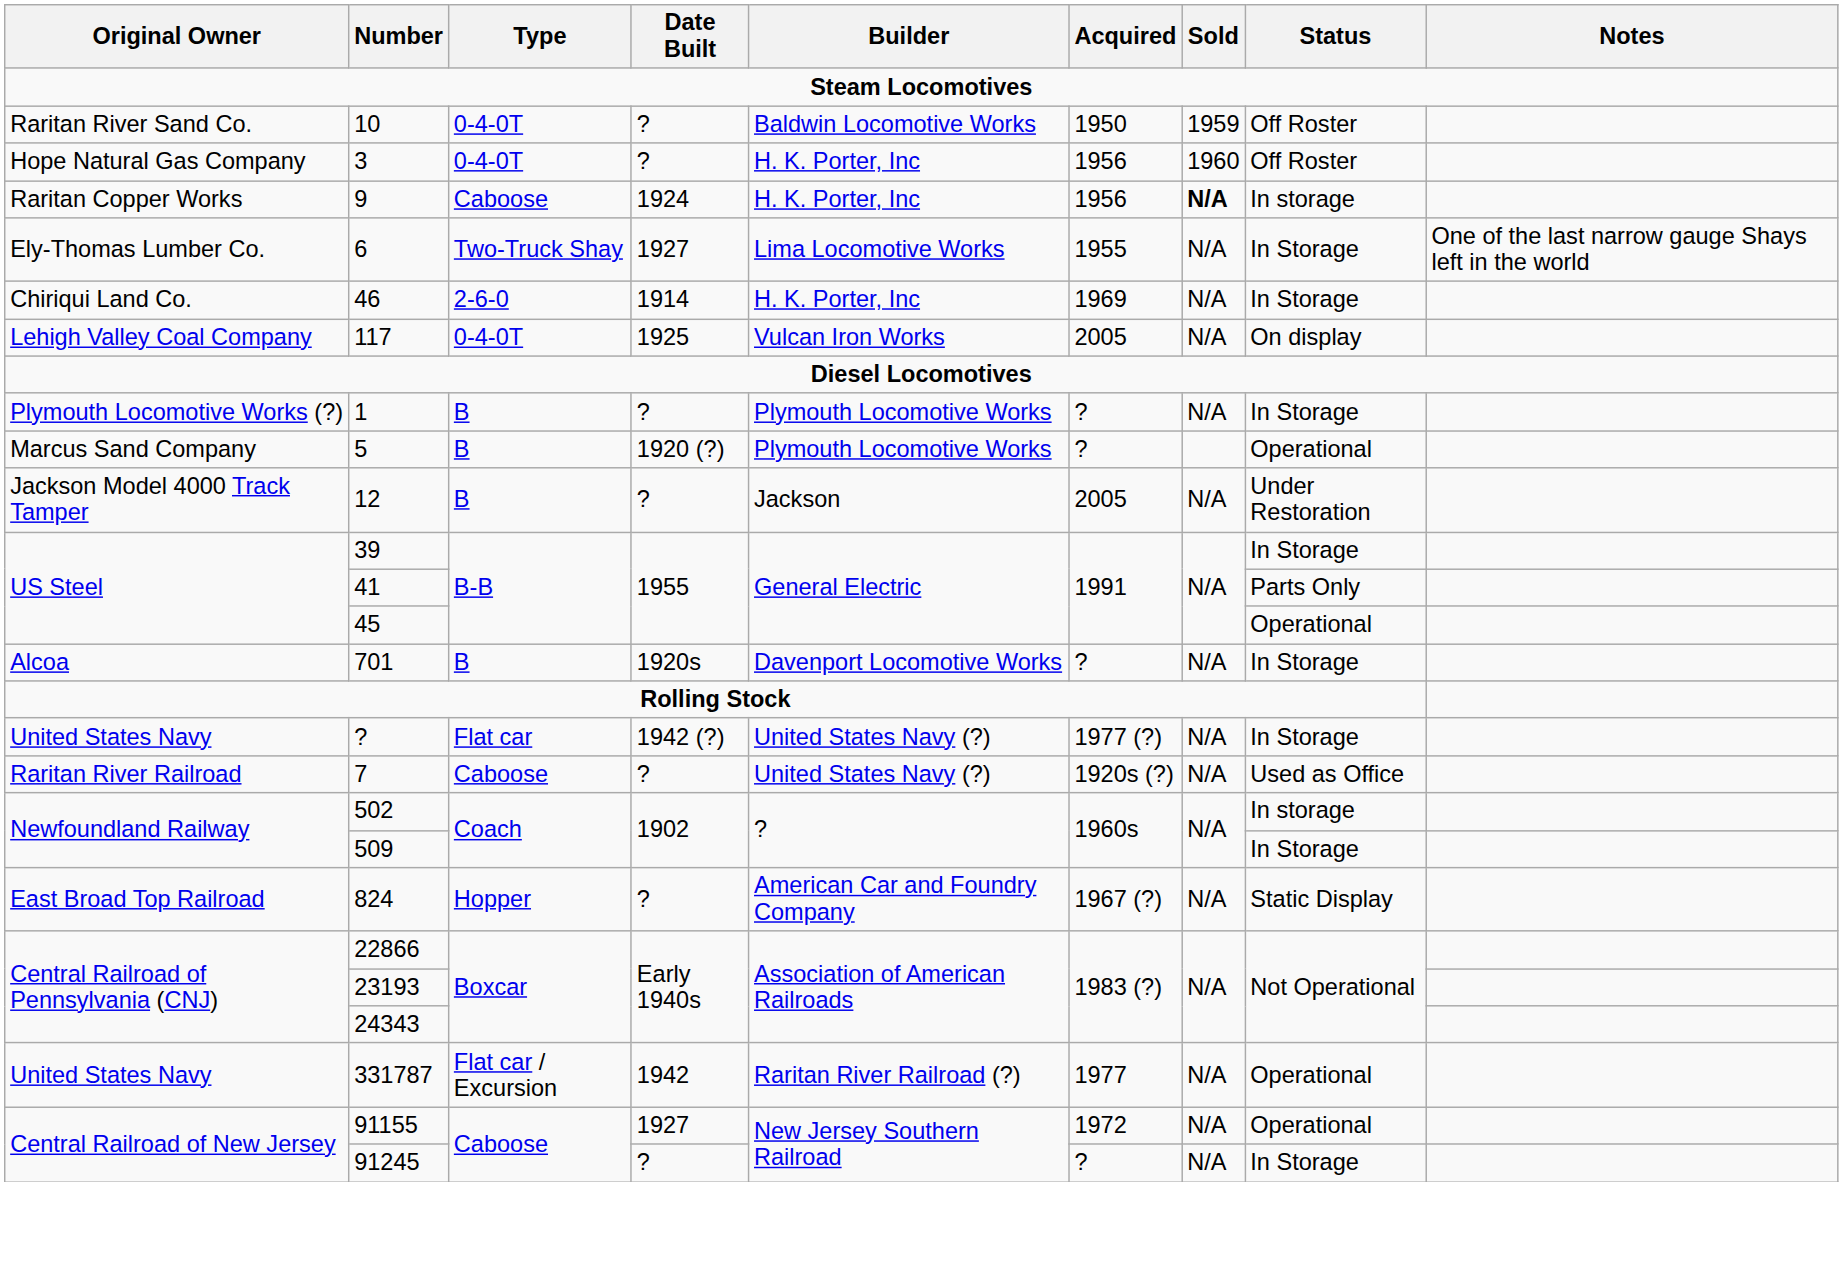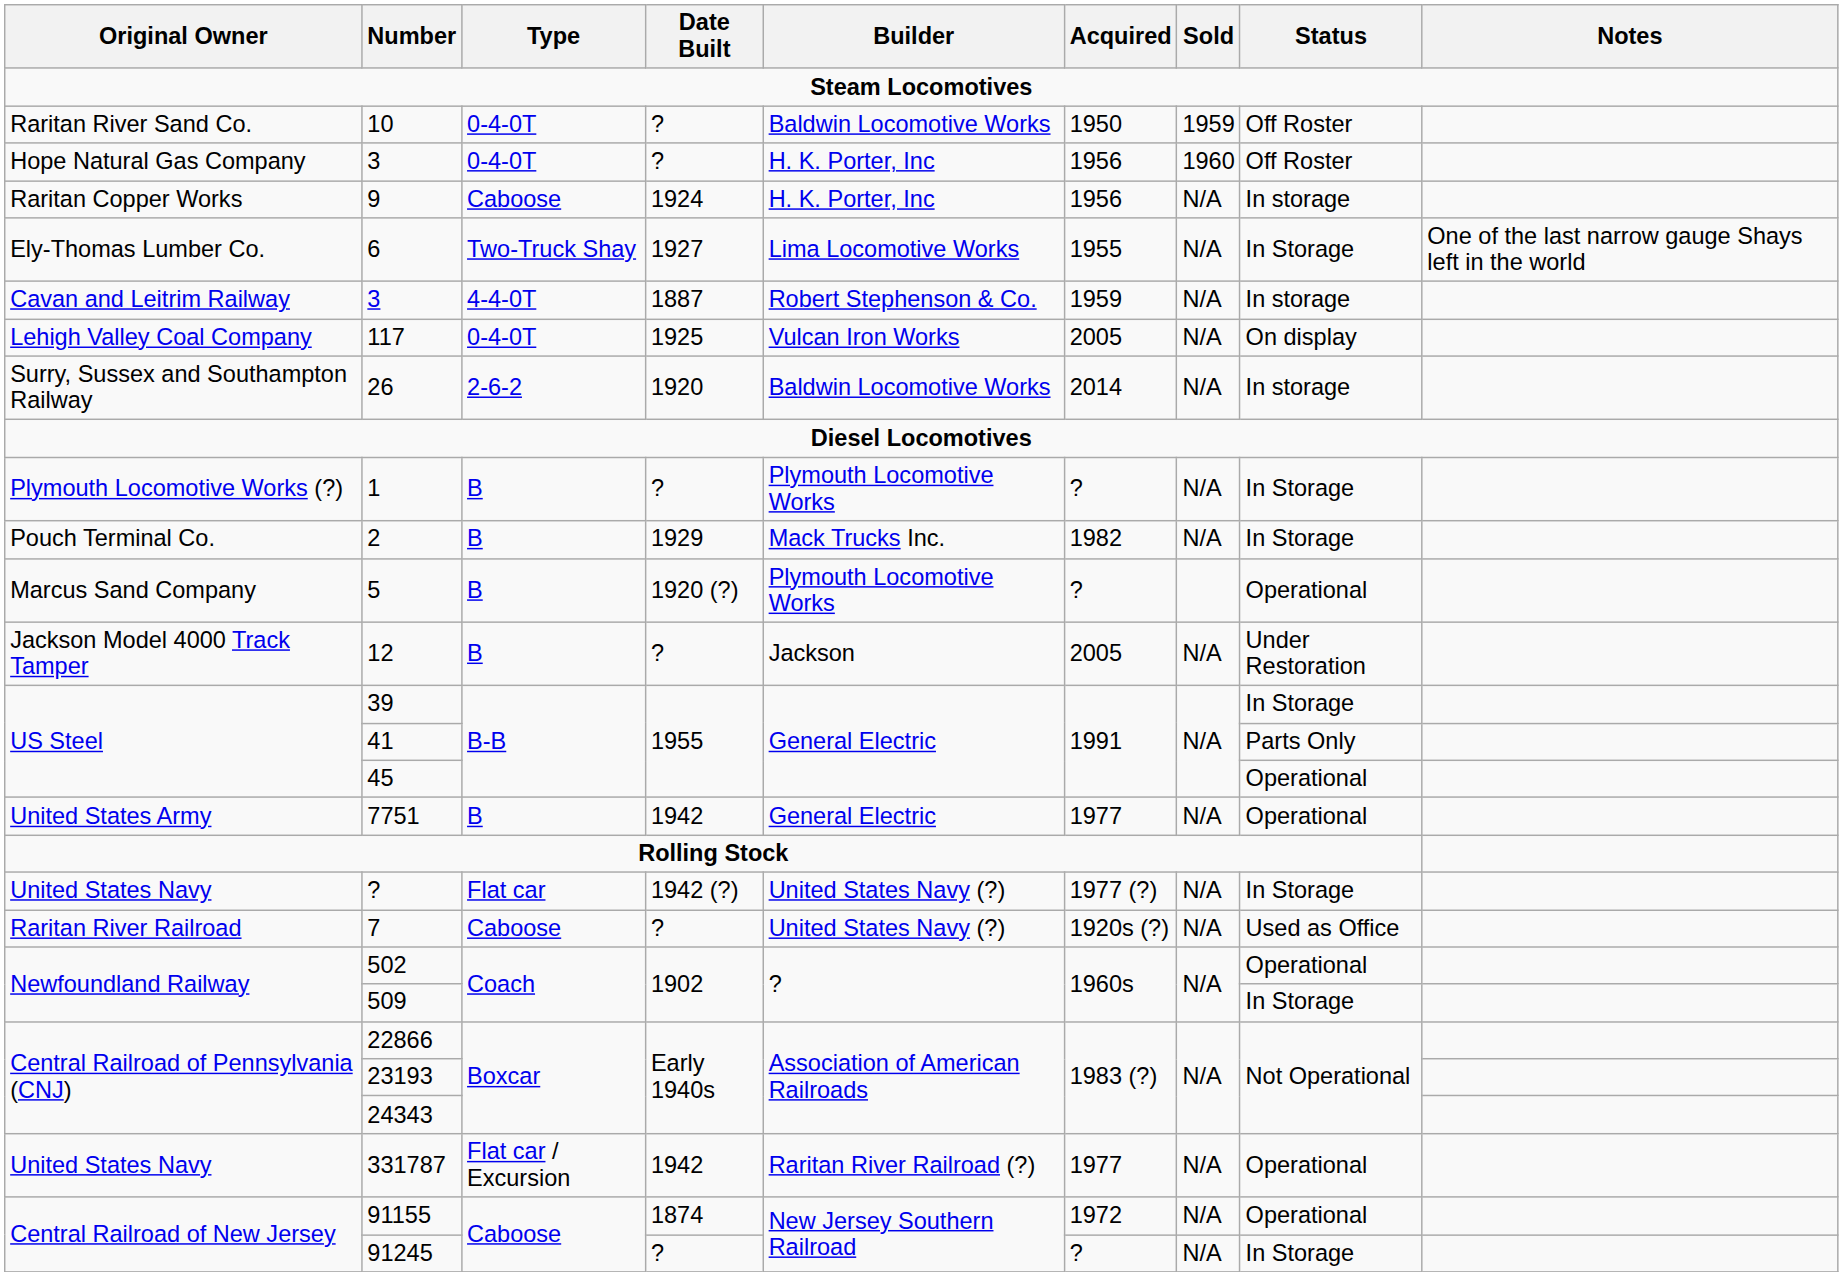(1207, 198) bold -> (1202, 198) normal
- row: (101, 299)
+ row: (150, 299)
+ row: (179, 387)
+ row: (113, 539)
- row: (40, 662)
+ row: (111, 816)
(1303, 811) In storage -> (1306, 965) Operational
- row: (137, 899)
(663, 1125) 1927 -> (677, 1215) 1874
